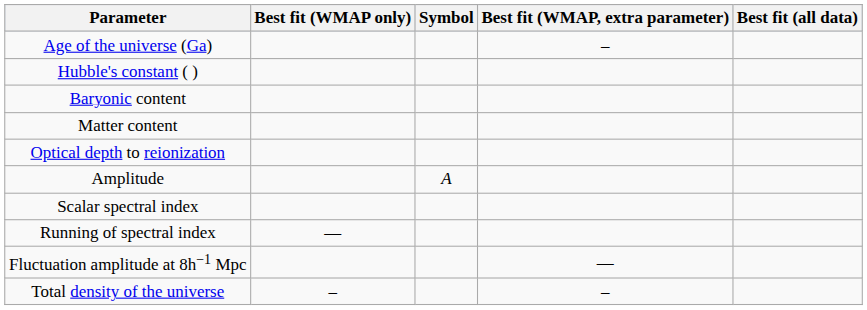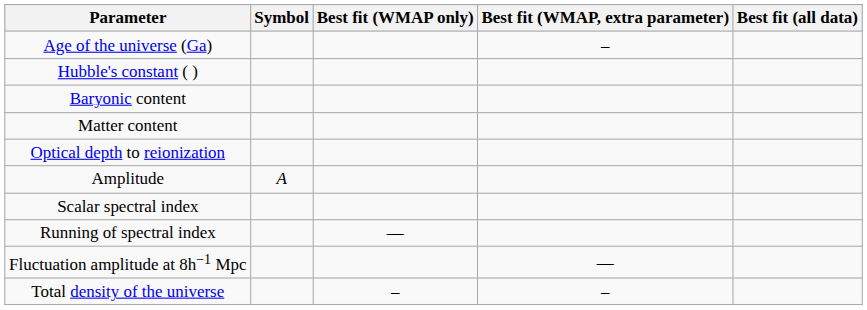columns swapped: (446, 17) <-> (333, 17)
